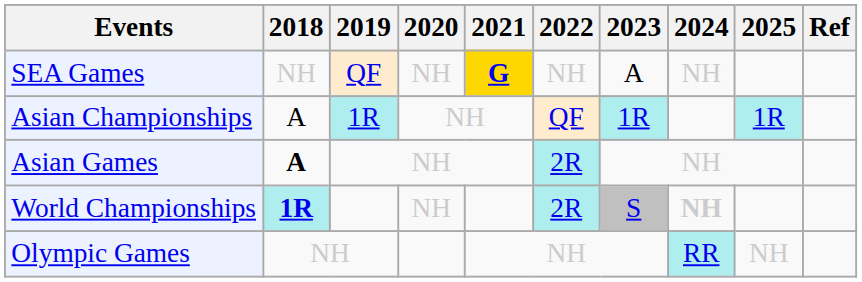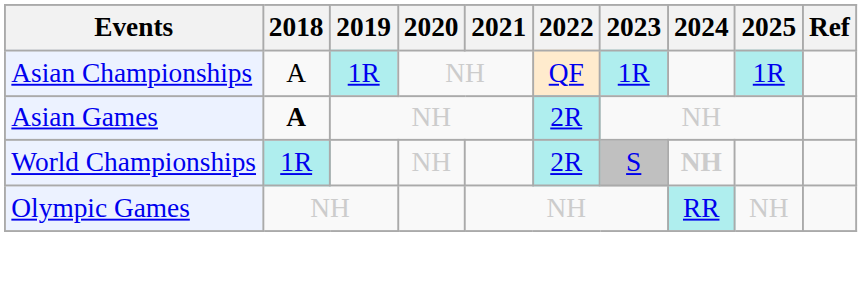- row: (78, 72)
(296, 207) bold -> (296, 162) normal
